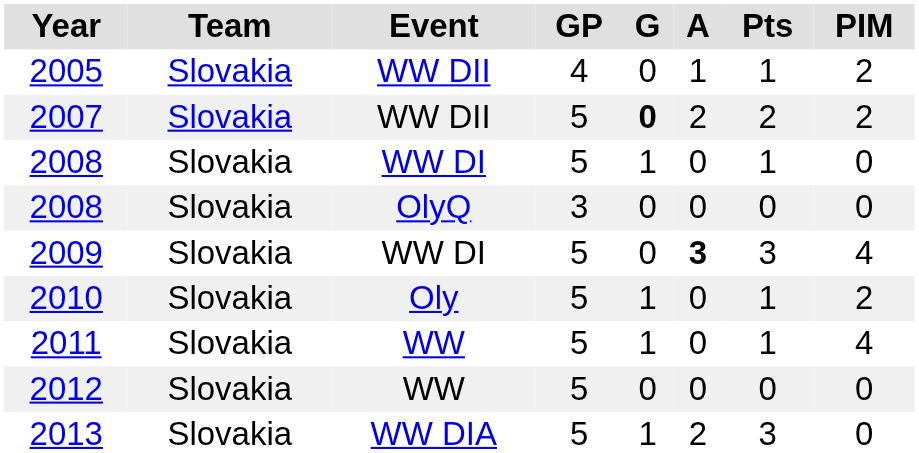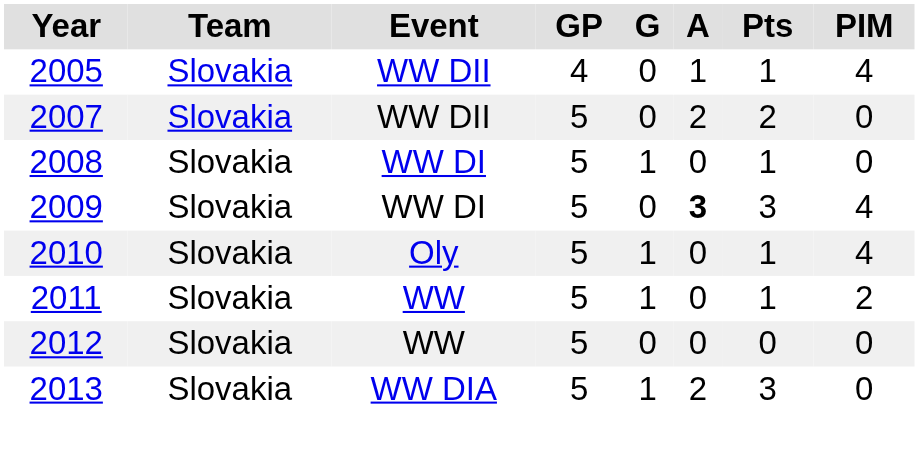(864, 71) 2 -> (864, 71) 4
(648, 116) bold -> (648, 116) normal
(864, 116) 2 -> (864, 116) 0
- row: (66, 207)
(864, 298) 2 -> (864, 252) 4
(864, 343) 4 -> (864, 298) 2
